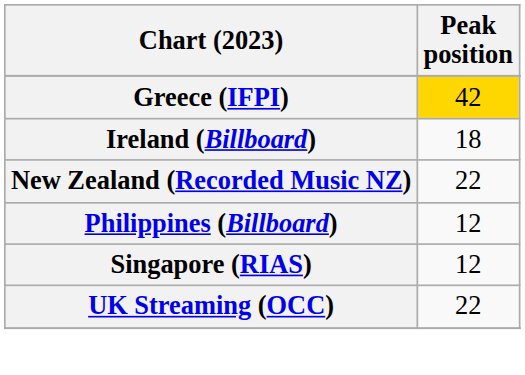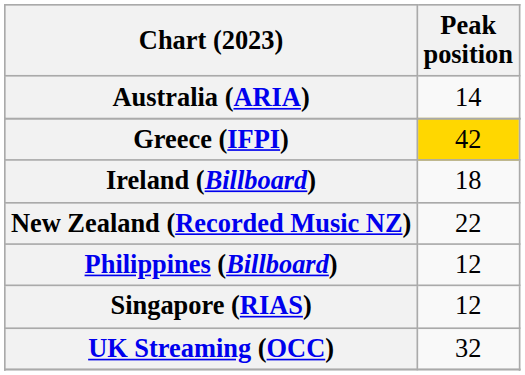+ row: (211, 97)
(468, 306) 22 -> (468, 348) 32
